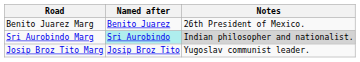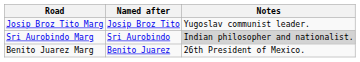rows swapped: (50, 24) <-> (55, 50)
(139, 37) paleturquoise background -> (139, 37) no background
